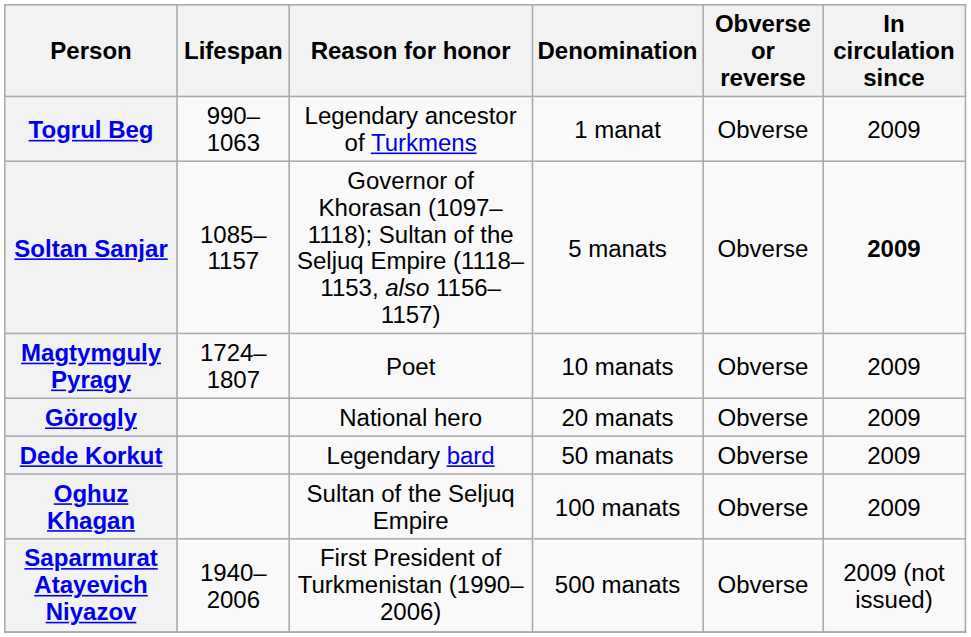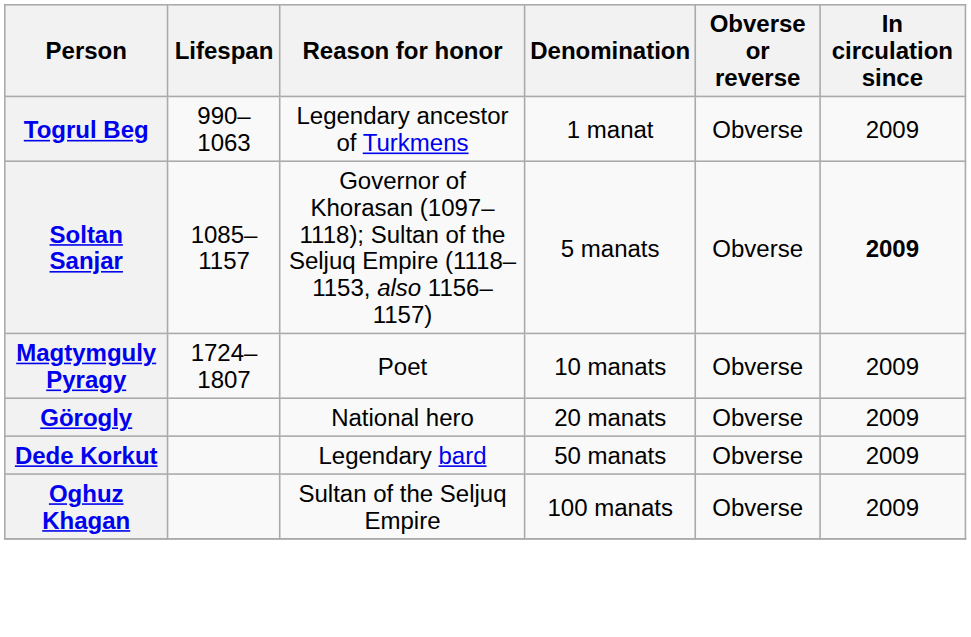- row: (91, 586)
